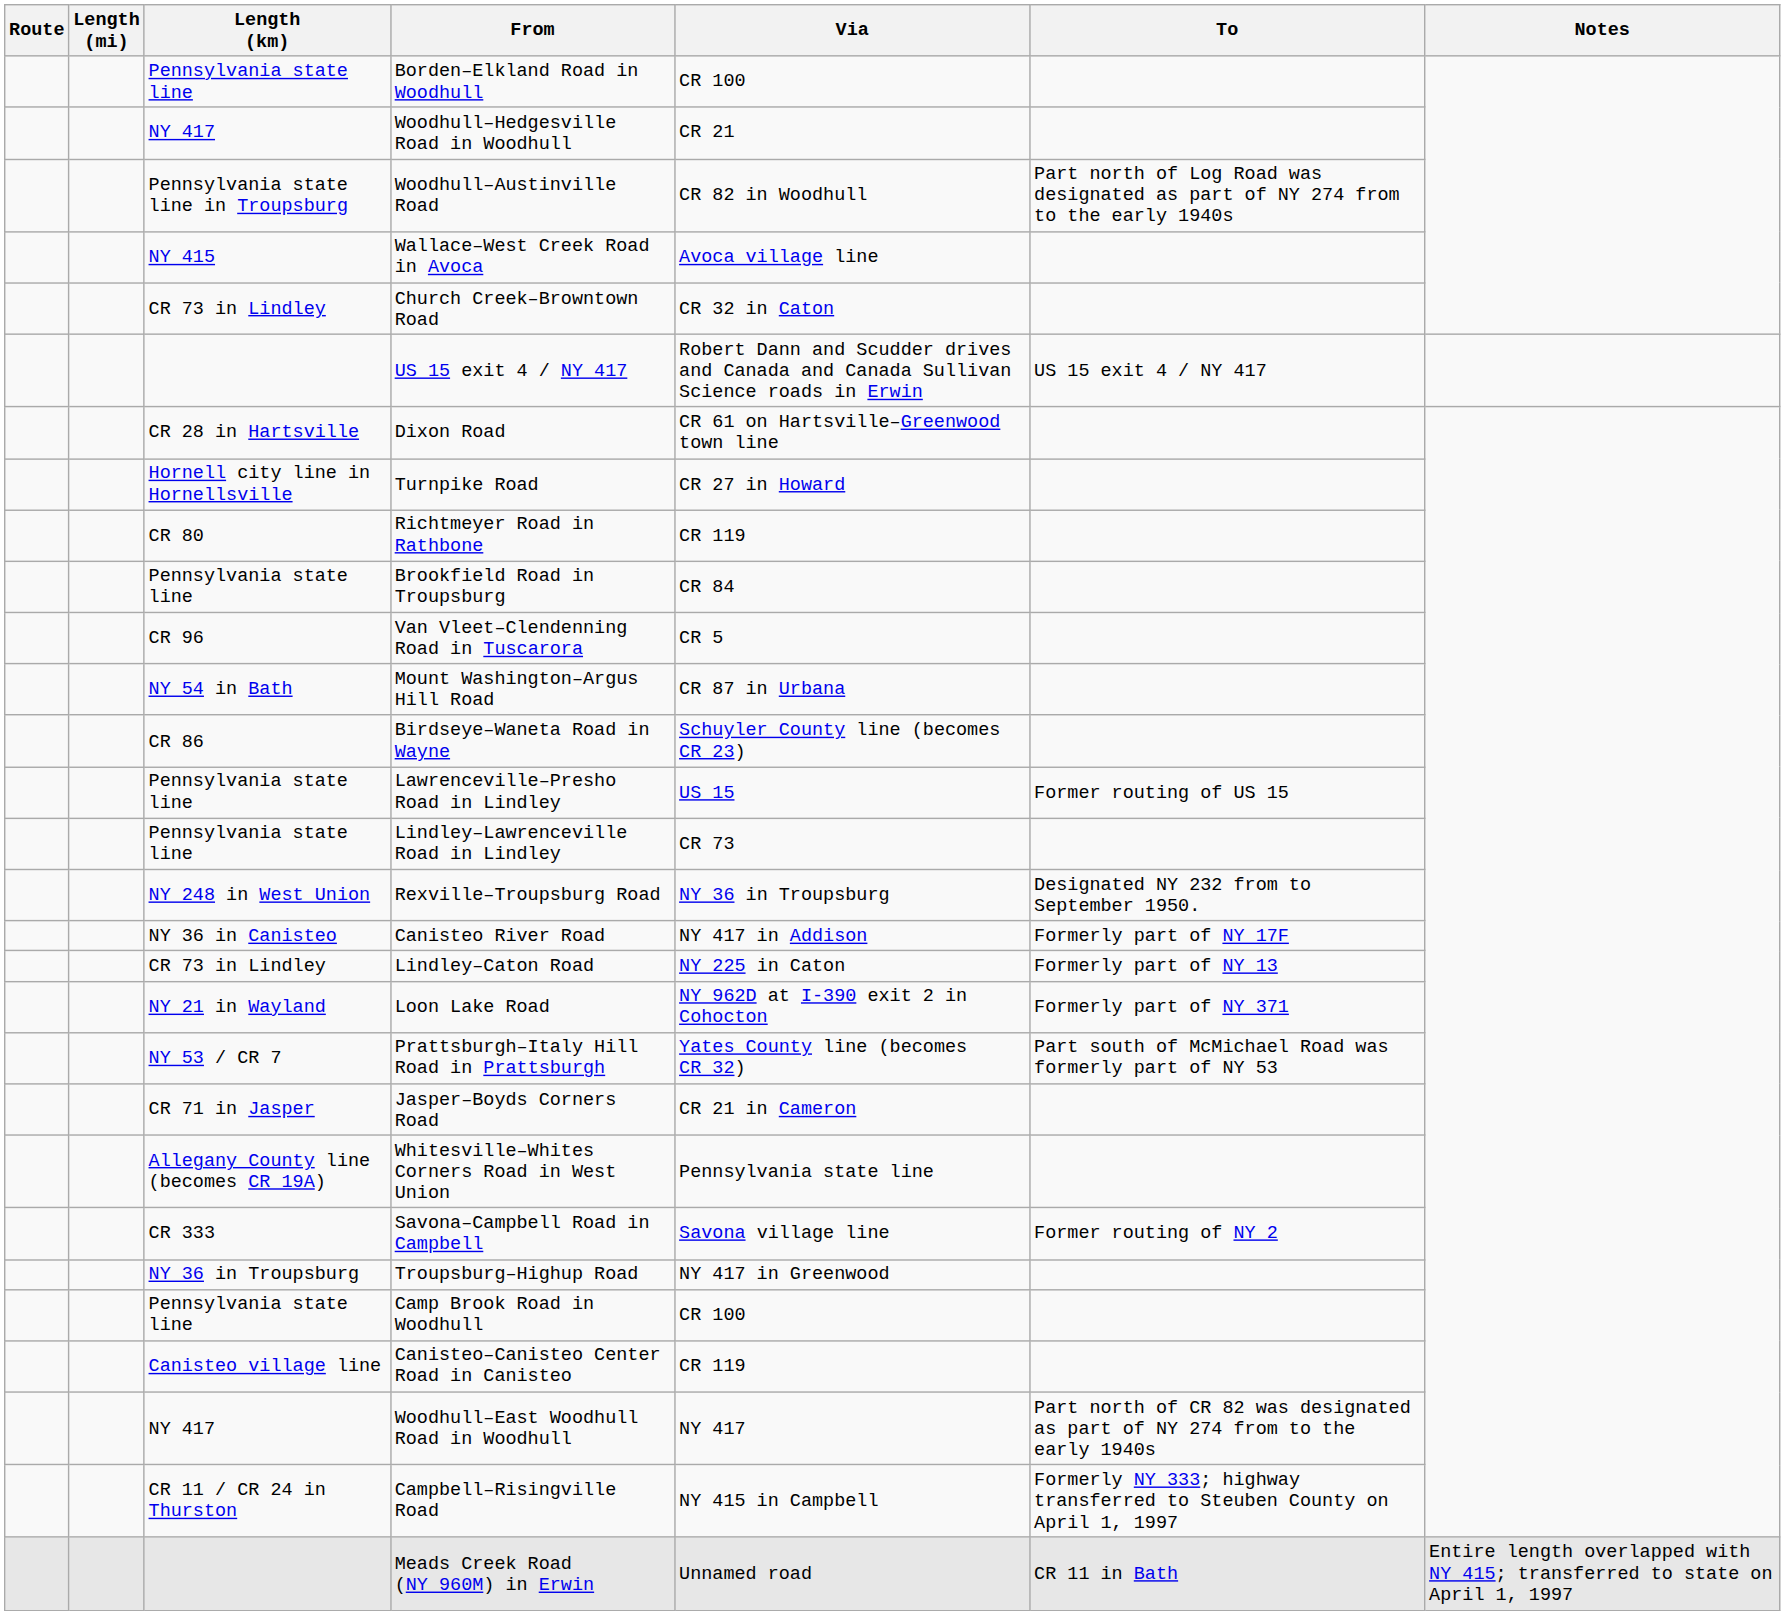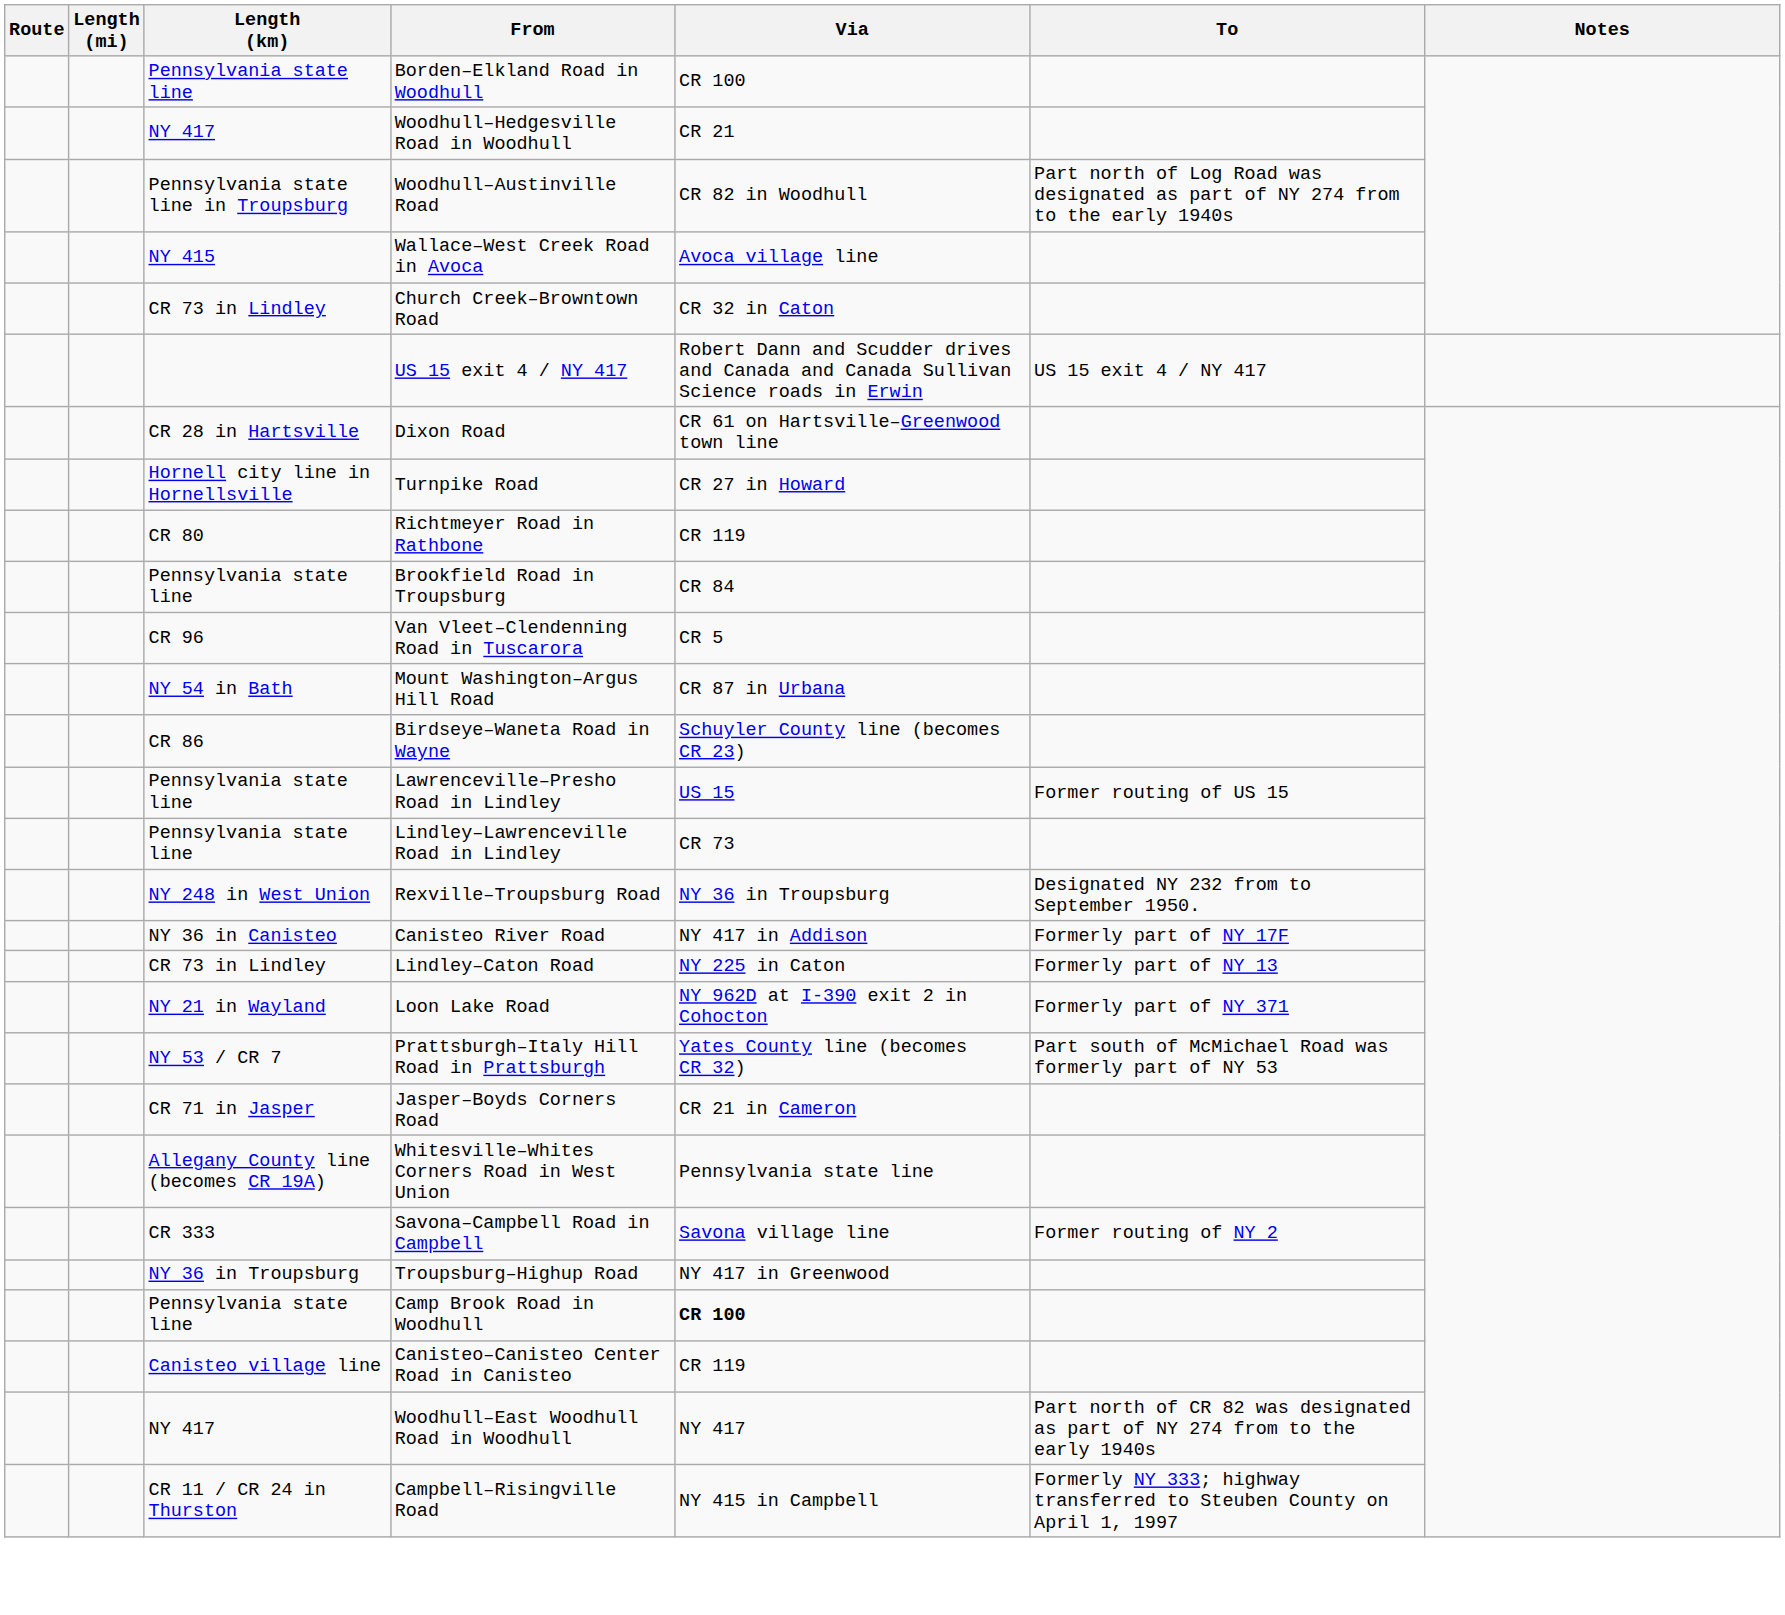(712, 1315) normal -> (712, 1315) bold
- row: (494, 1574)
